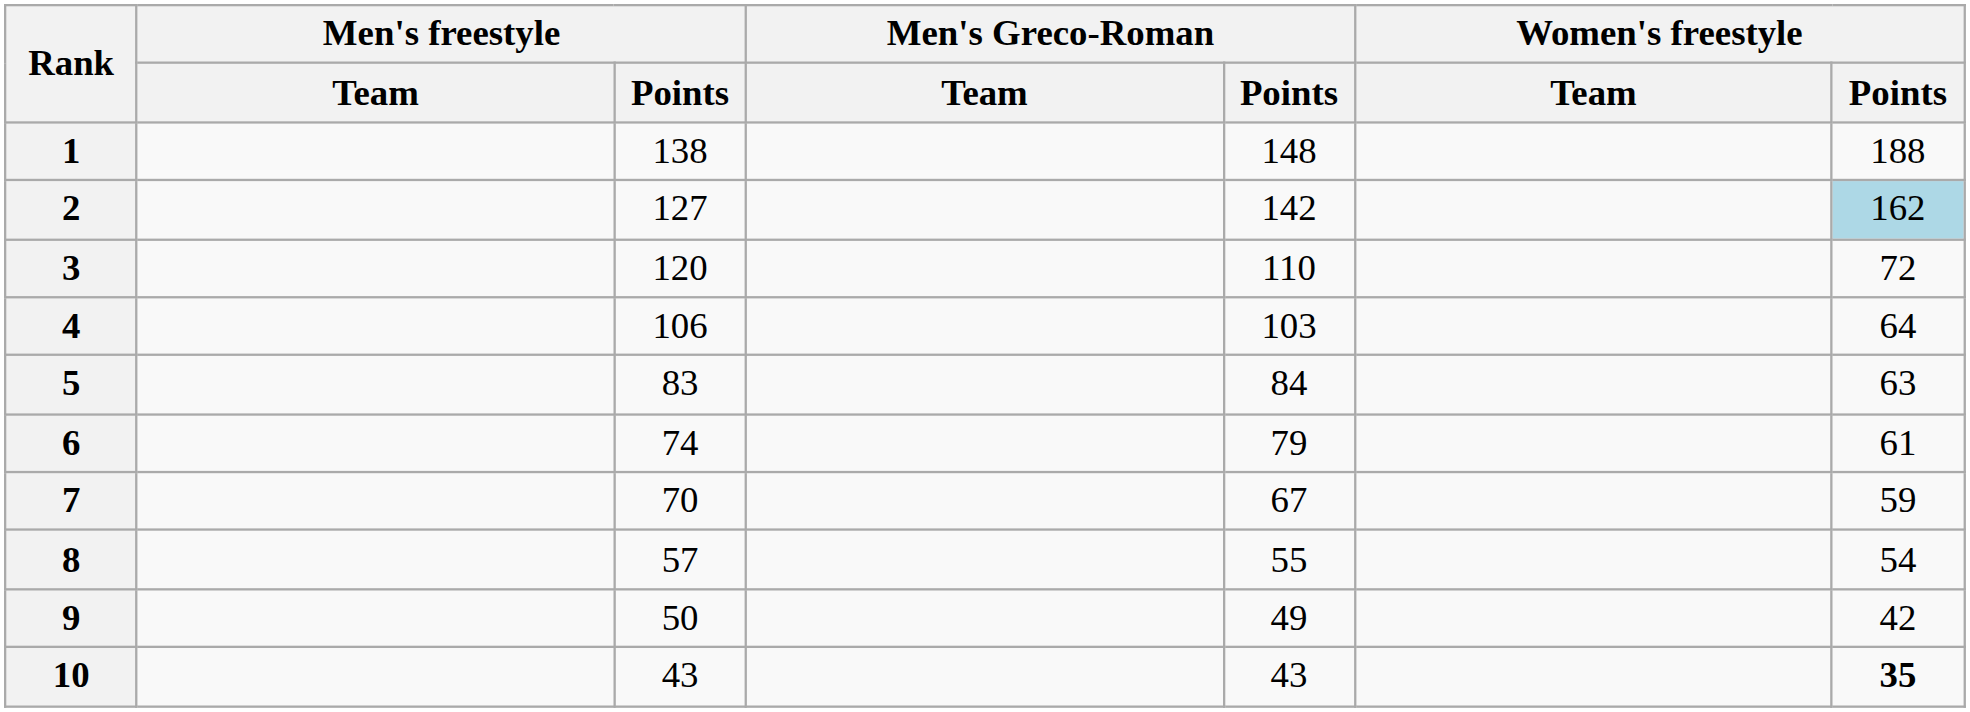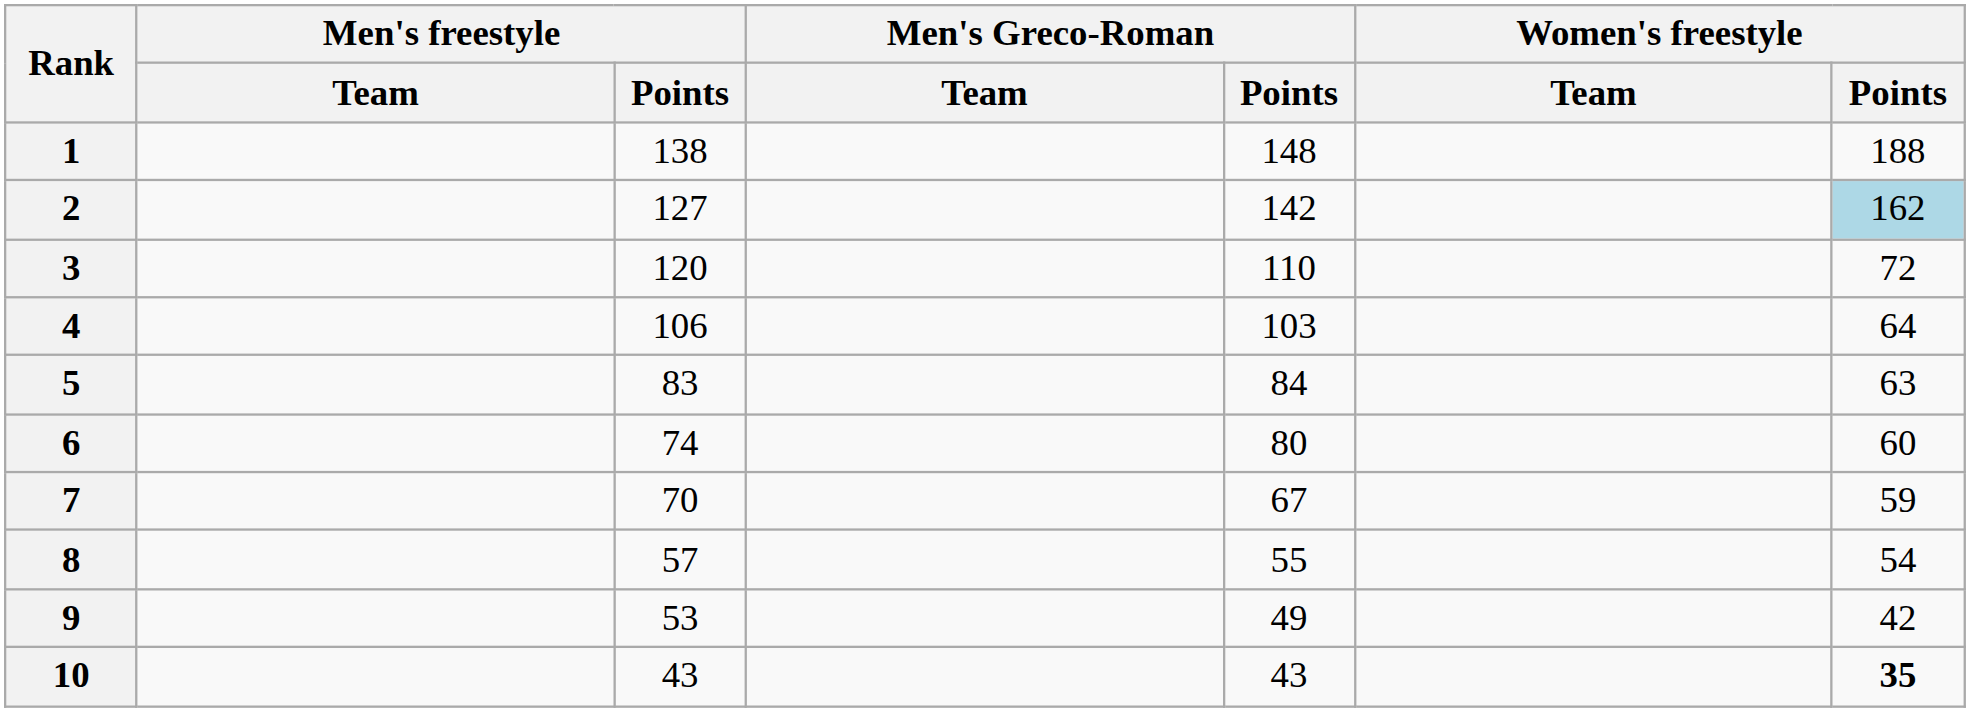(1289, 442) 79 -> (1289, 442) 80
(1898, 442) 61 -> (1898, 442) 60
(680, 617) 50 -> (680, 617) 53
